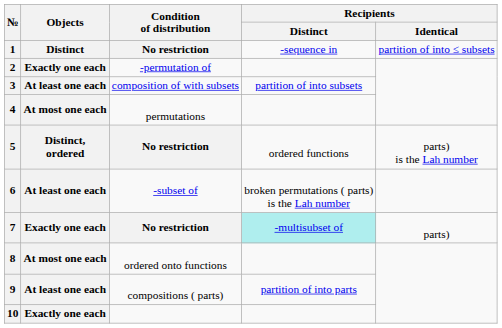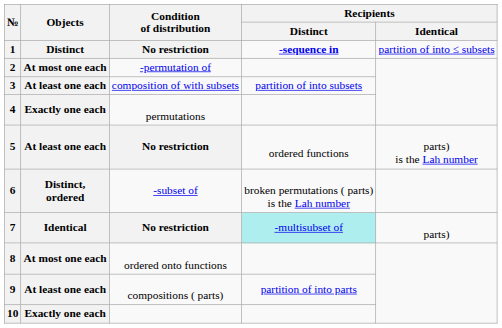(309, 49) normal -> (309, 49) bold
(65, 67) Exactly one each -> (65, 67) At most one each
(65, 109) At most one each -> (65, 109) Exactly one each
(65, 147) Distinct, ordered -> (65, 147) At least one each
(65, 190) At least one each -> (65, 190) Distinct, ordered
(65, 227) Exactly one each -> (65, 227) Identical
